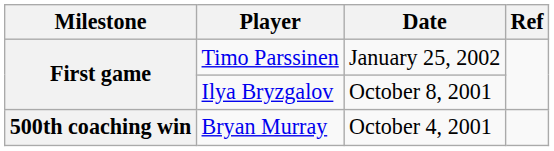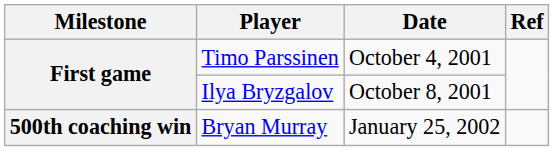(425, 57) January 25, 2002 -> (420, 57) October 4, 2001
(420, 127) October 4, 2001 -> (425, 127) January 25, 2002
